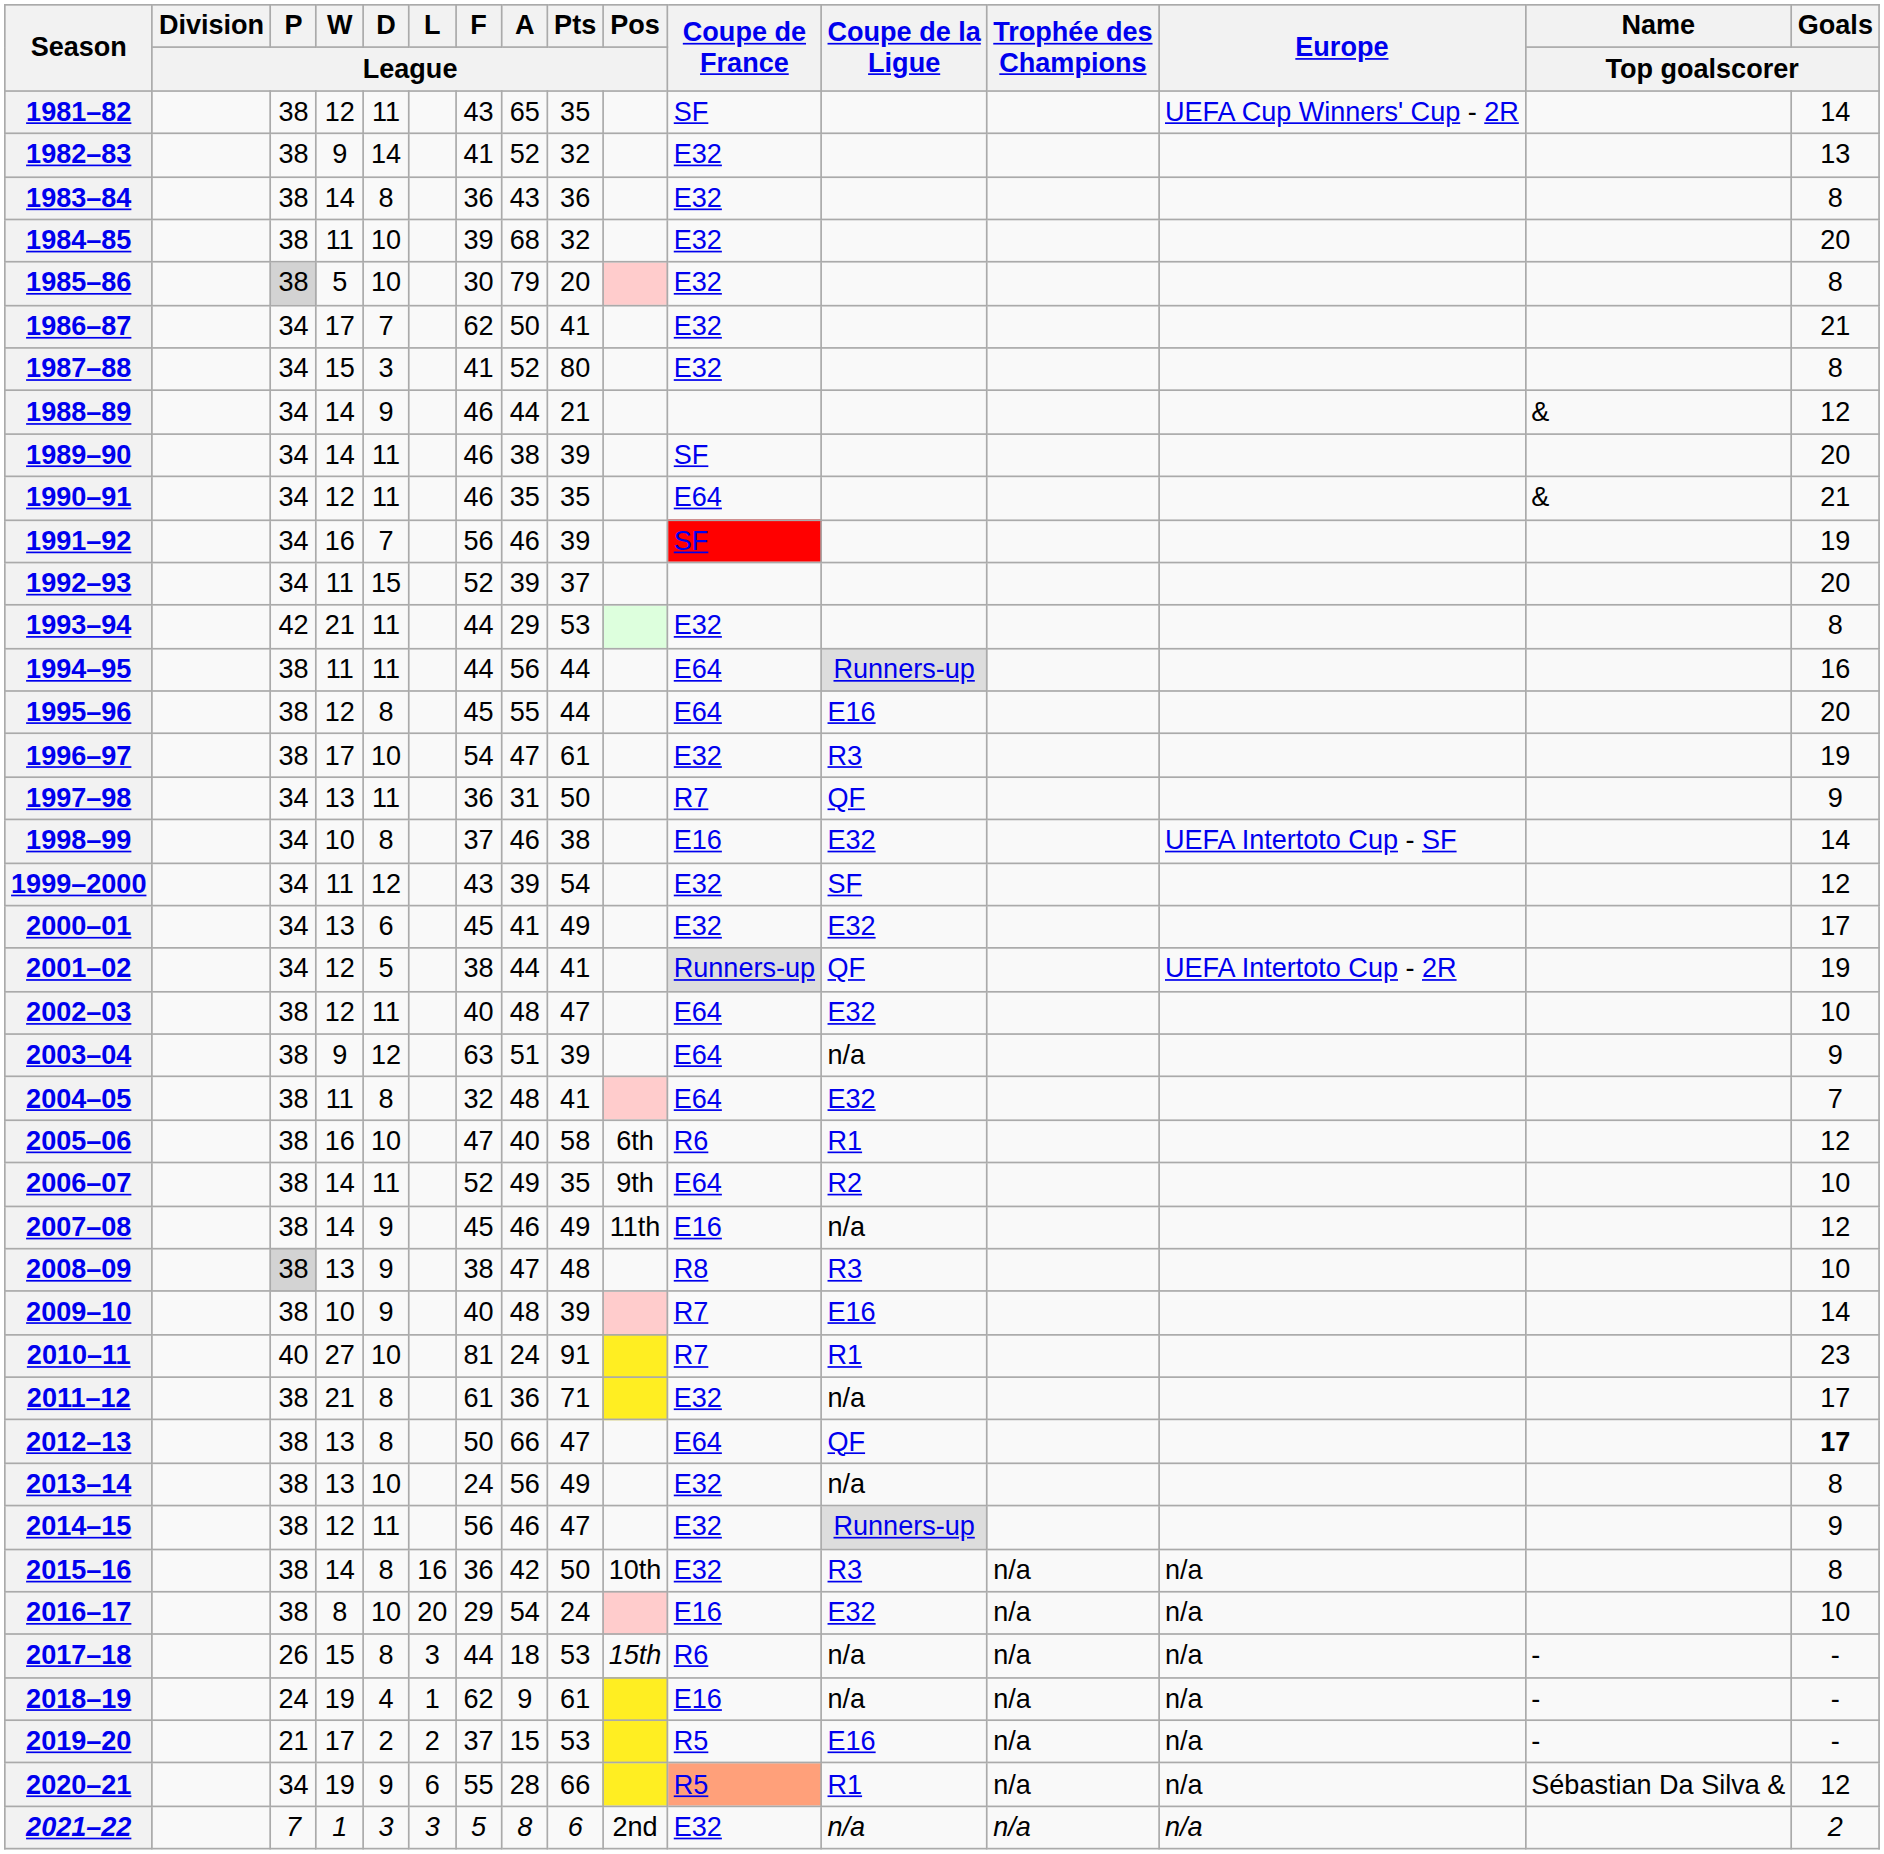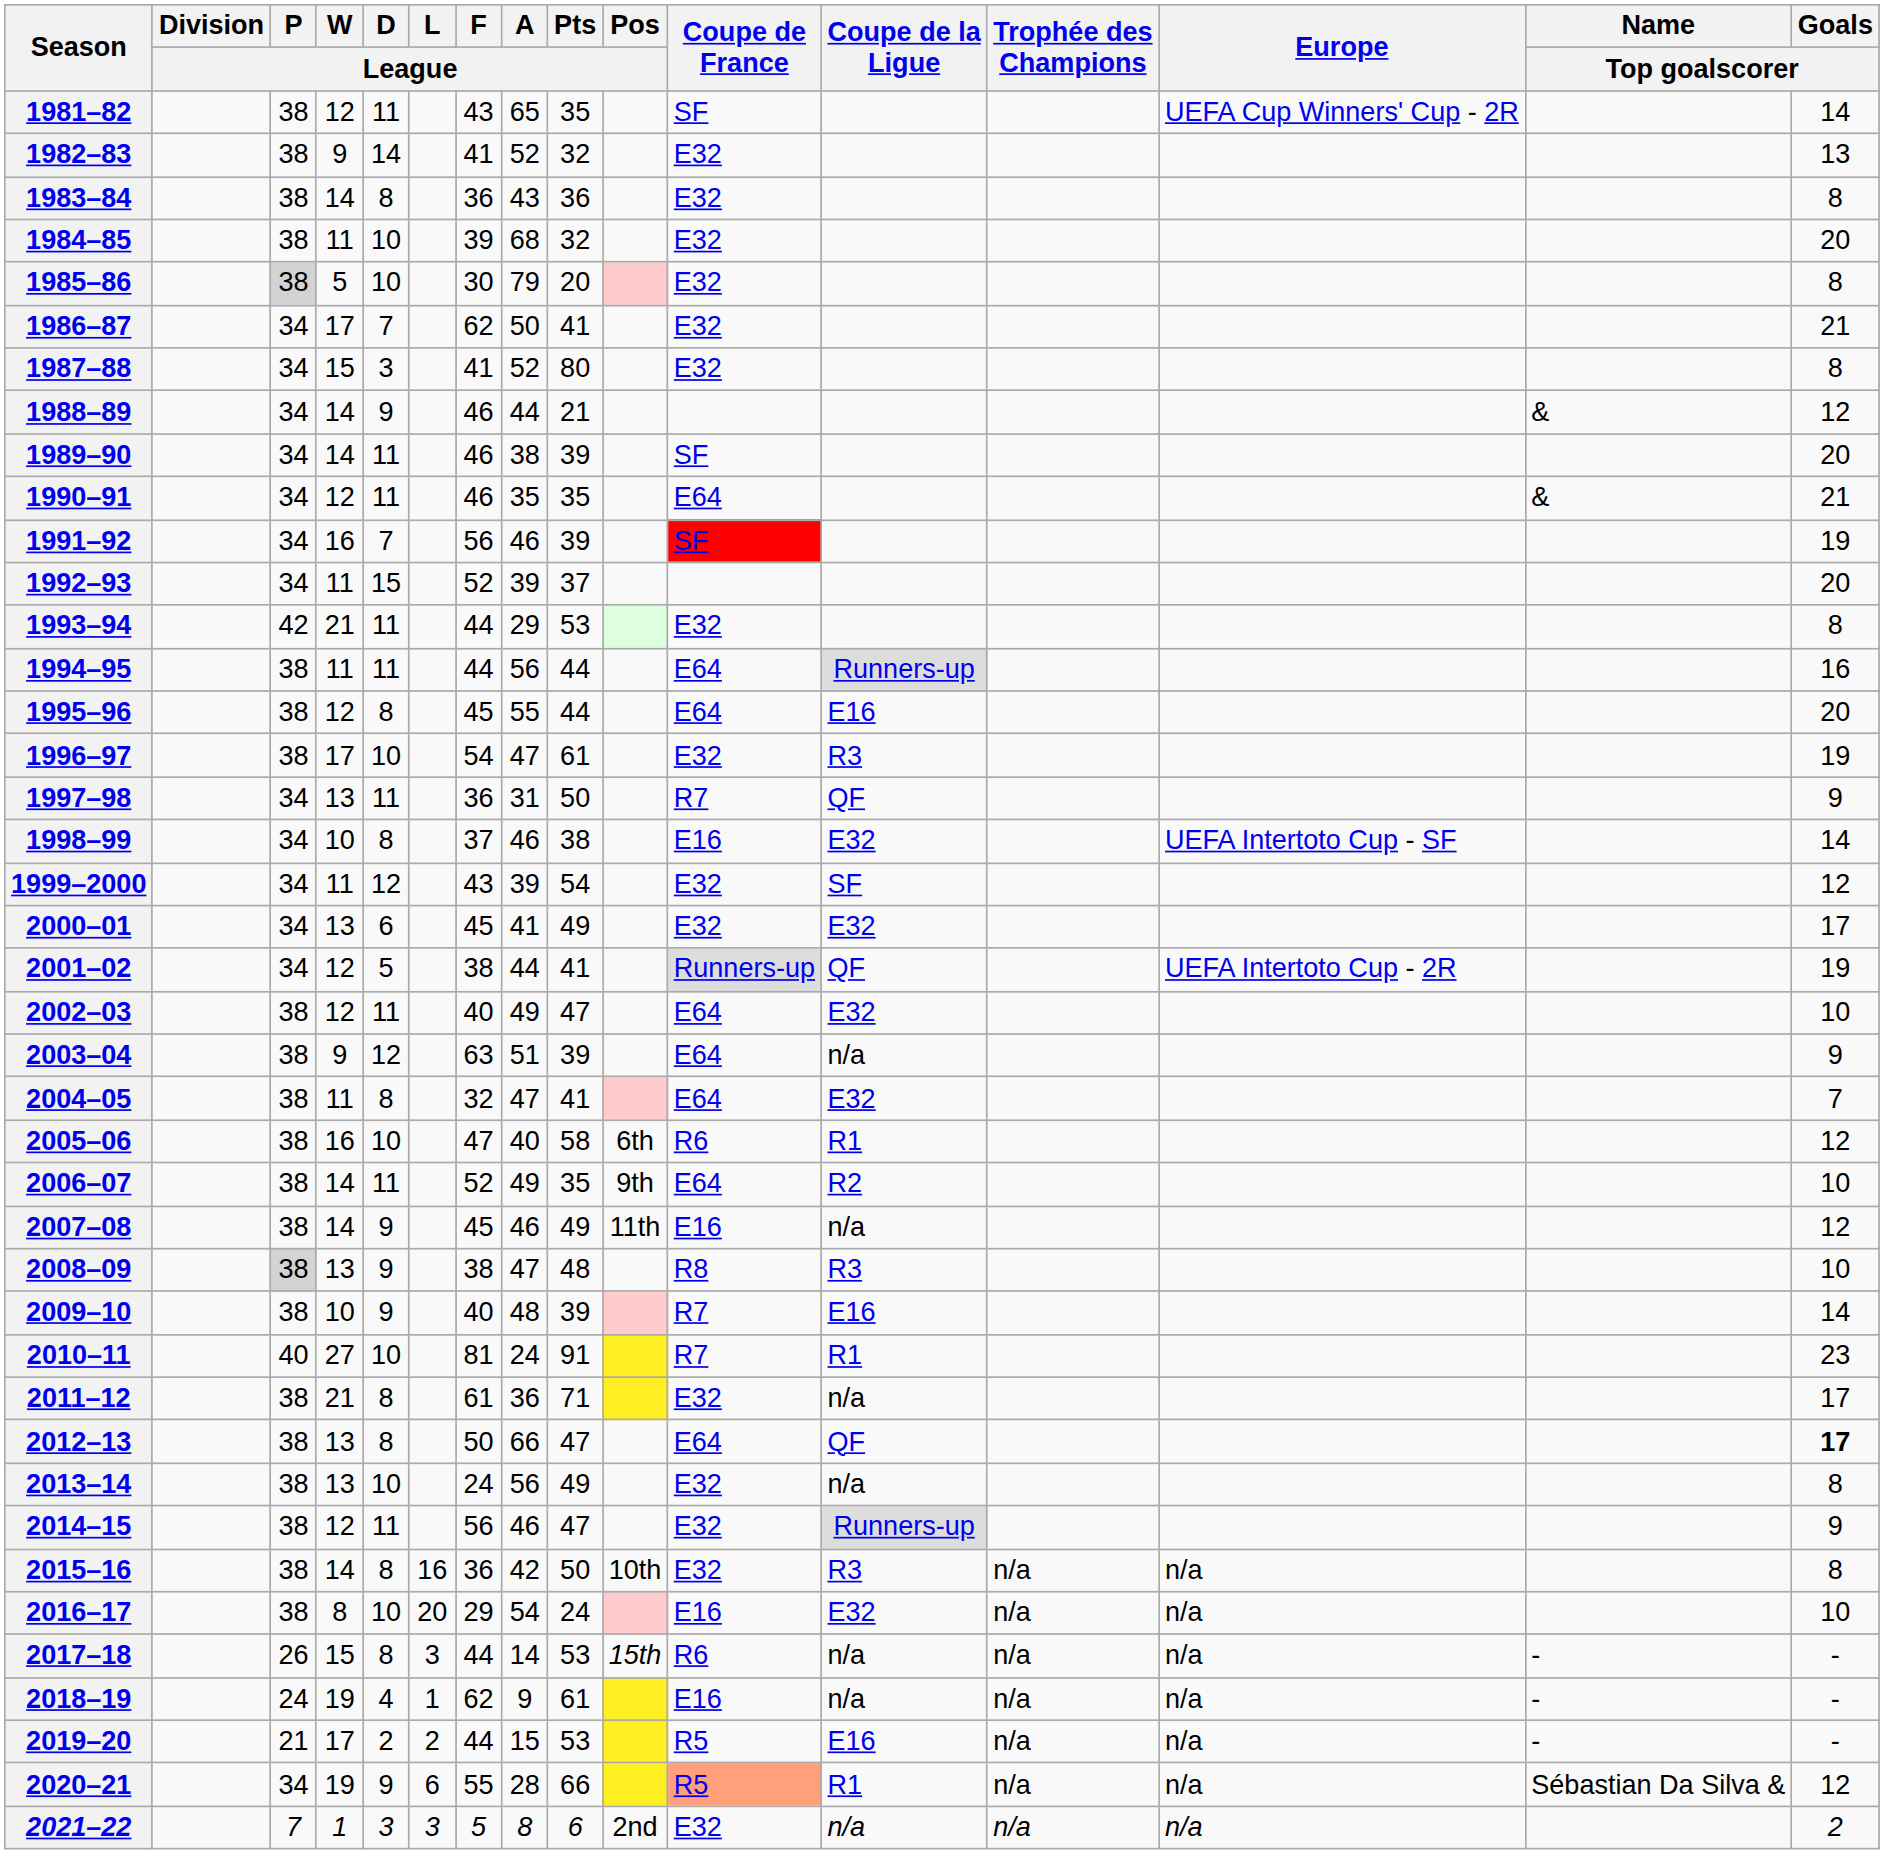(525, 1012) 48 -> (525, 1012) 49
(525, 1098) 48 -> (525, 1098) 47
(525, 1655) 18 -> (525, 1655) 14
(478, 1741) 37 -> (478, 1741) 44
